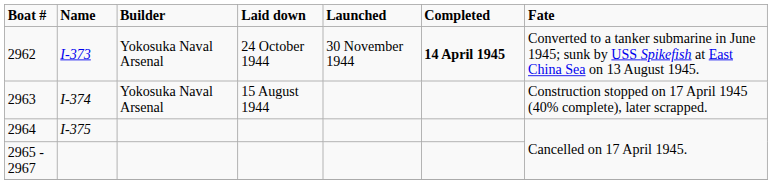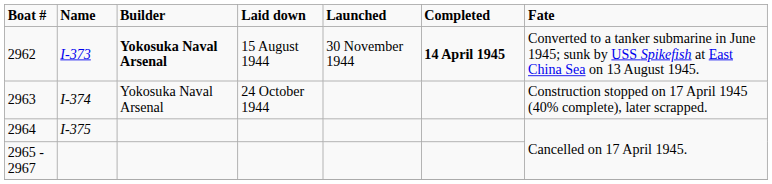(166, 53) normal -> (169, 53) bold
(273, 53) 24 October 1944 -> (270, 53) 15 August 1944
(270, 99) 15 August 1944 -> (273, 99) 24 October 1944
